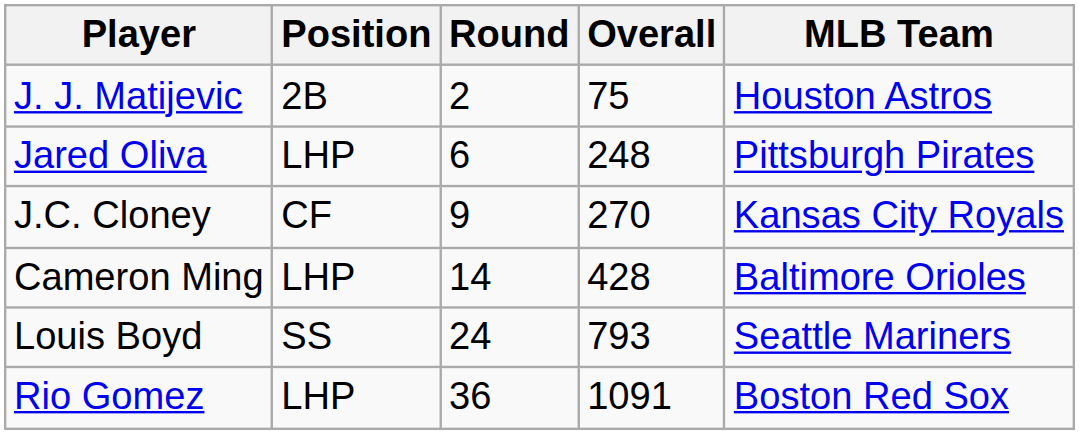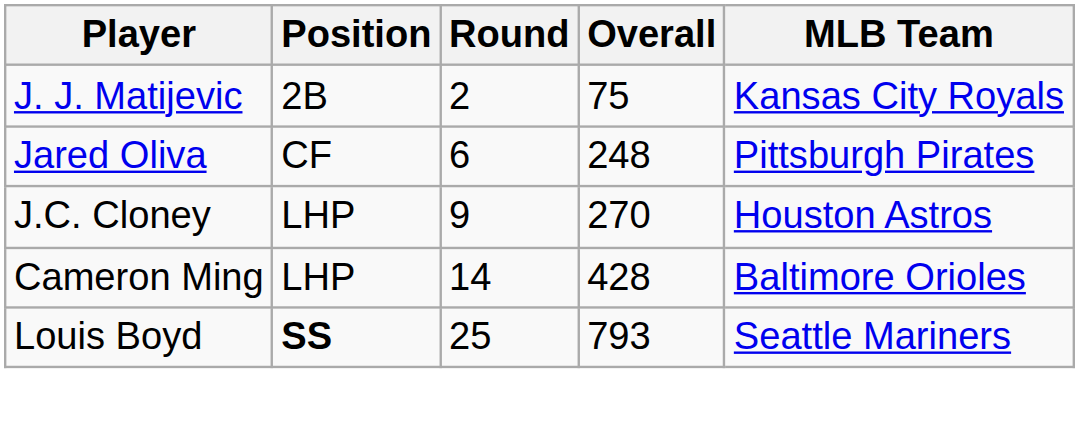(863, 95) Houston Astros -> (899, 95) Kansas City Royals
(318, 155) LHP -> (307, 155) CF
(307, 215) CF -> (318, 215) LHP
(899, 215) Kansas City Royals -> (863, 215) Houston Astros
(307, 336) normal -> (307, 336) bold
(470, 336) 24 -> (470, 336) 25
- row: (109, 397)
